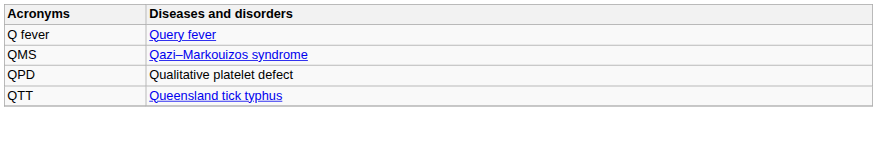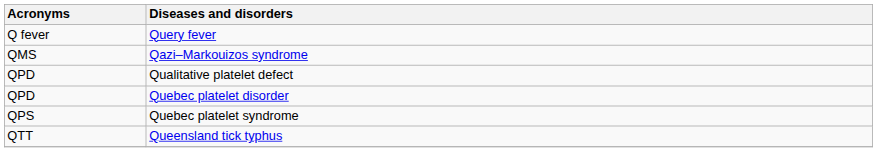+ row: (219, 95)
+ row: (224, 116)
